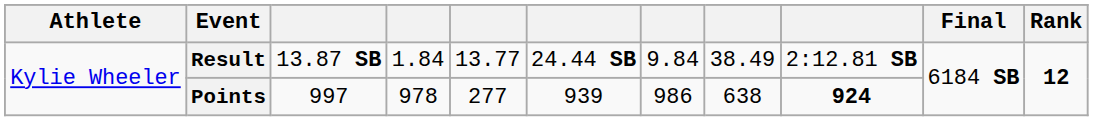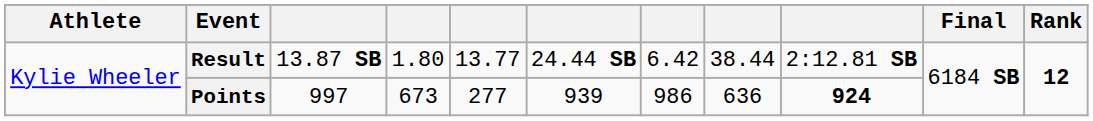(418, 60) 1.84 -> (418, 60) 1.80
(673, 60) 9.84 -> (673, 60) 6.42
(742, 60) 38.49 -> (742, 60) 38.44
(418, 97) 978 -> (418, 97) 673
(742, 97) 638 -> (742, 97) 636
